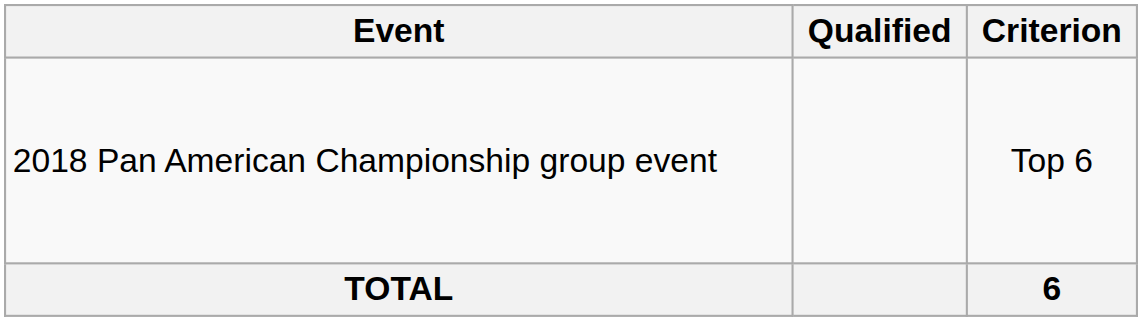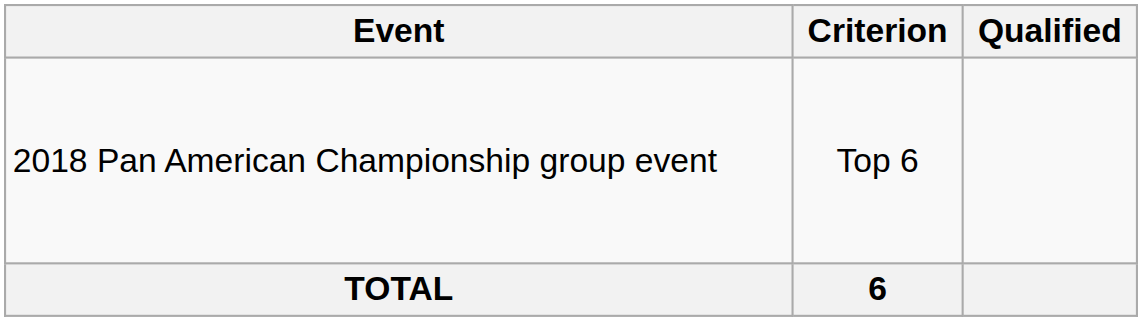columns swapped: (1052, 31) <-> (880, 31)
